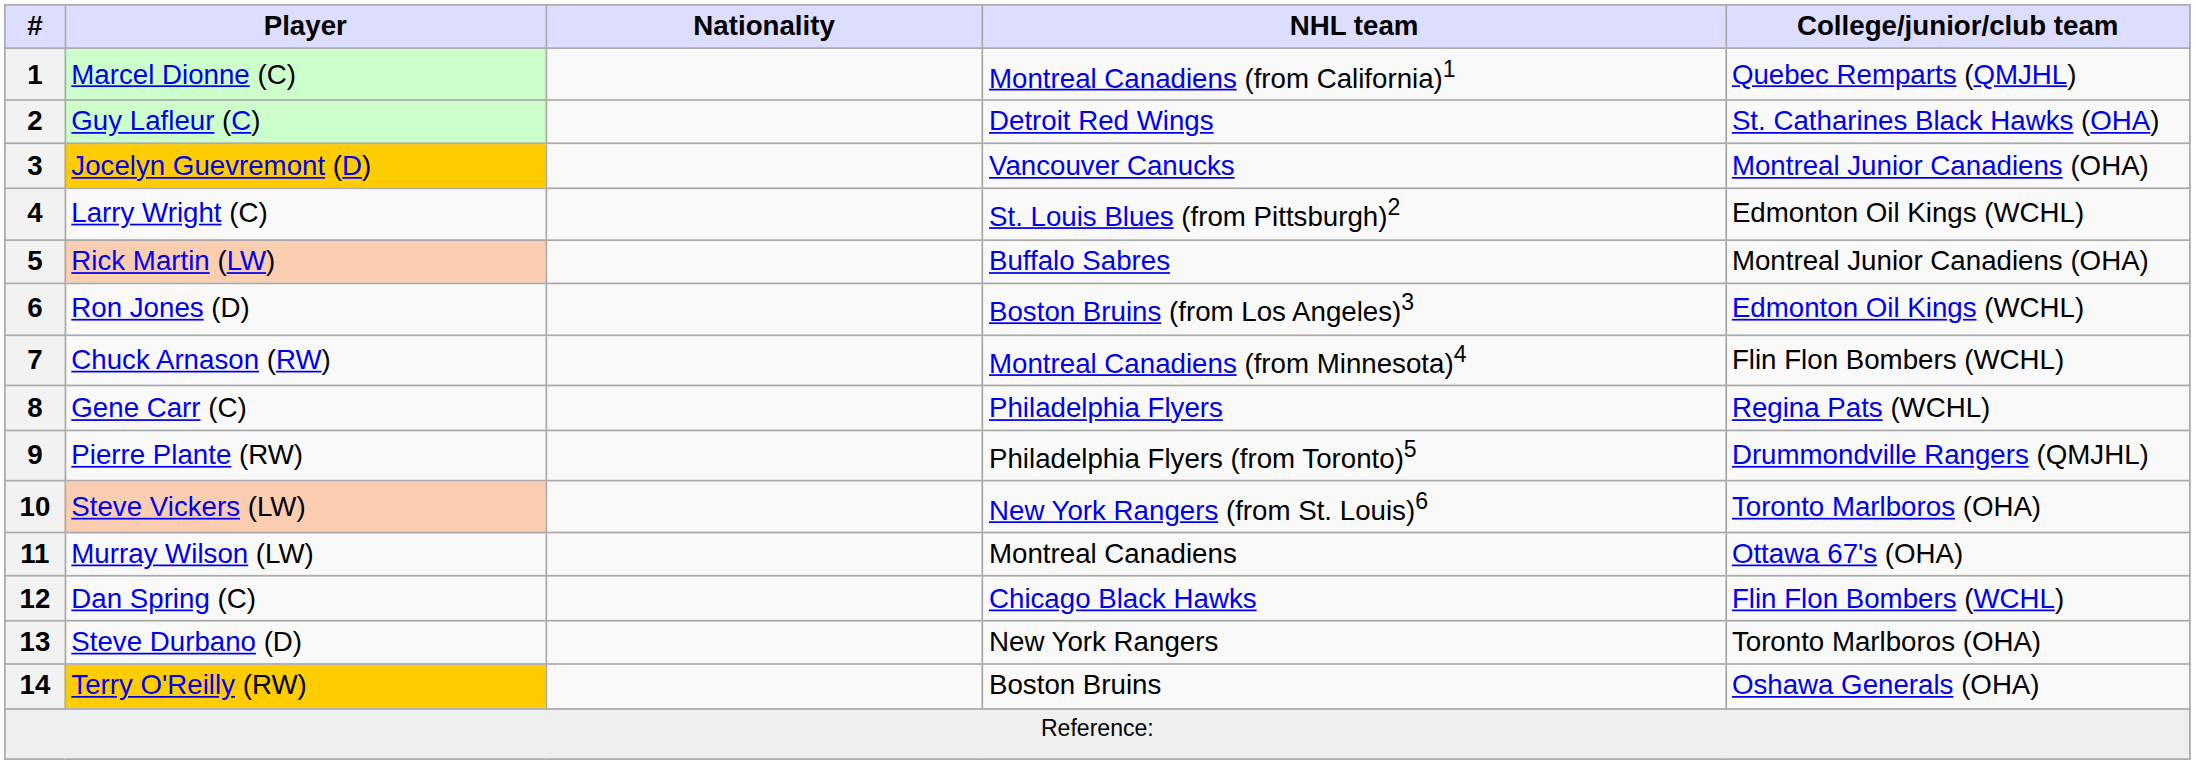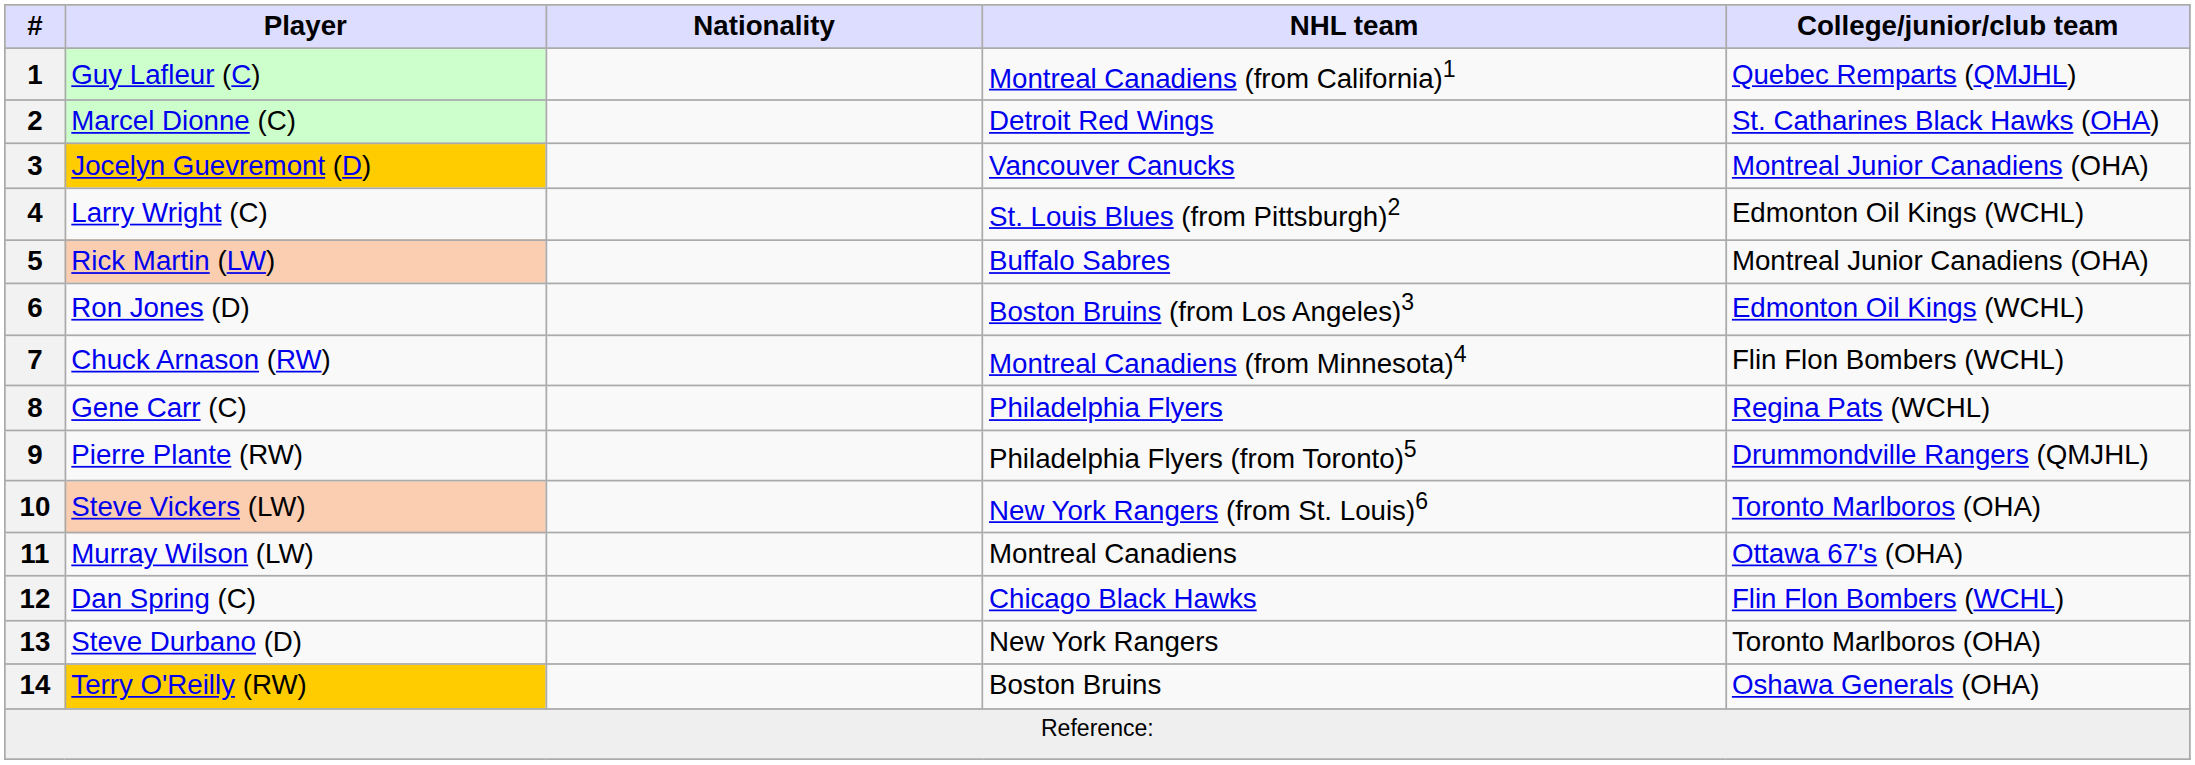(184, 74) Marcel Dionne (C) -> (166, 74) Guy Lafleur (C)
(166, 121) Guy Lafleur (C) -> (184, 121) Marcel Dionne (C)
